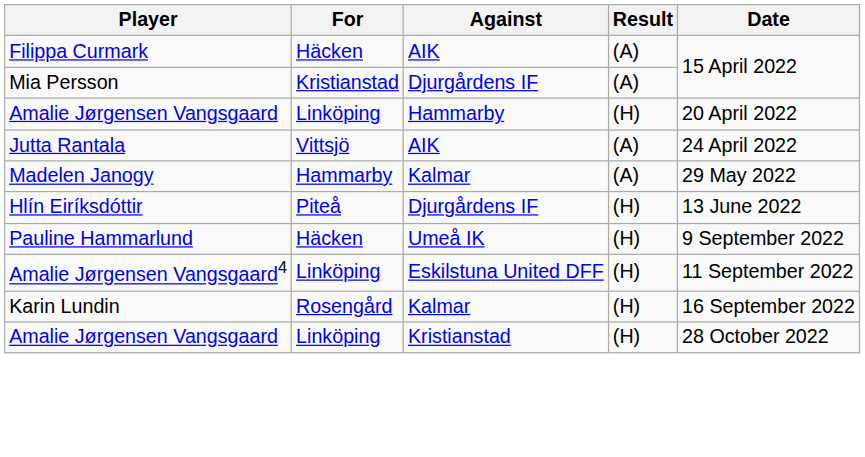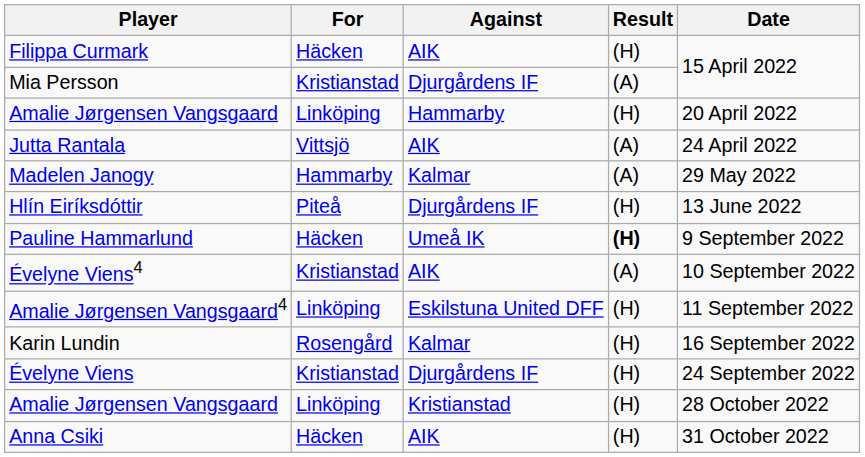(626, 51) (A) -> (627, 51) (H)
(627, 238) normal -> (627, 238) bold
+ row: (76, 272)
+ row: (71, 374)
+ row: (56, 436)
